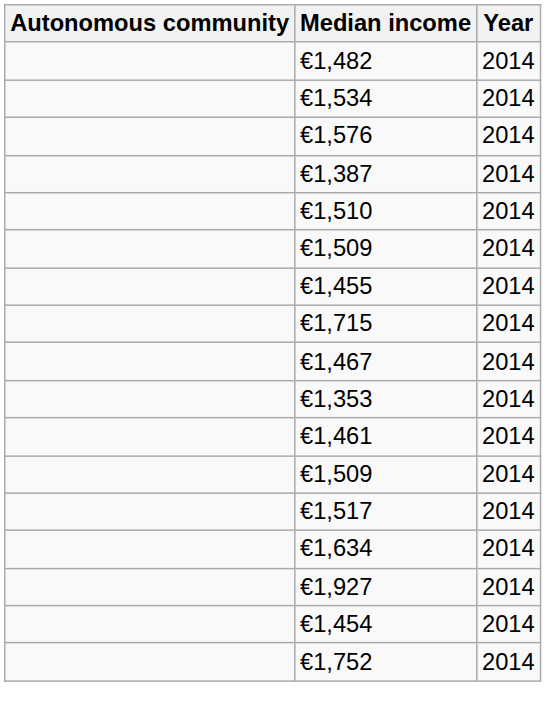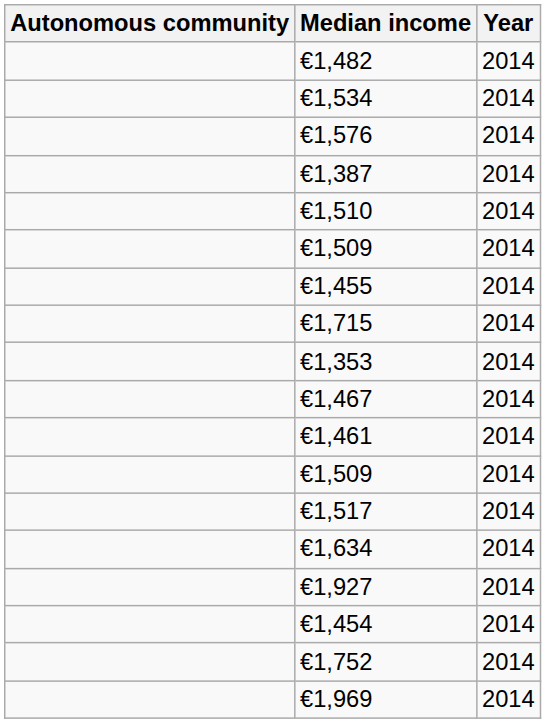rows swapped: (150, 362) <-> (150, 399)
+ row: (150, 700)
